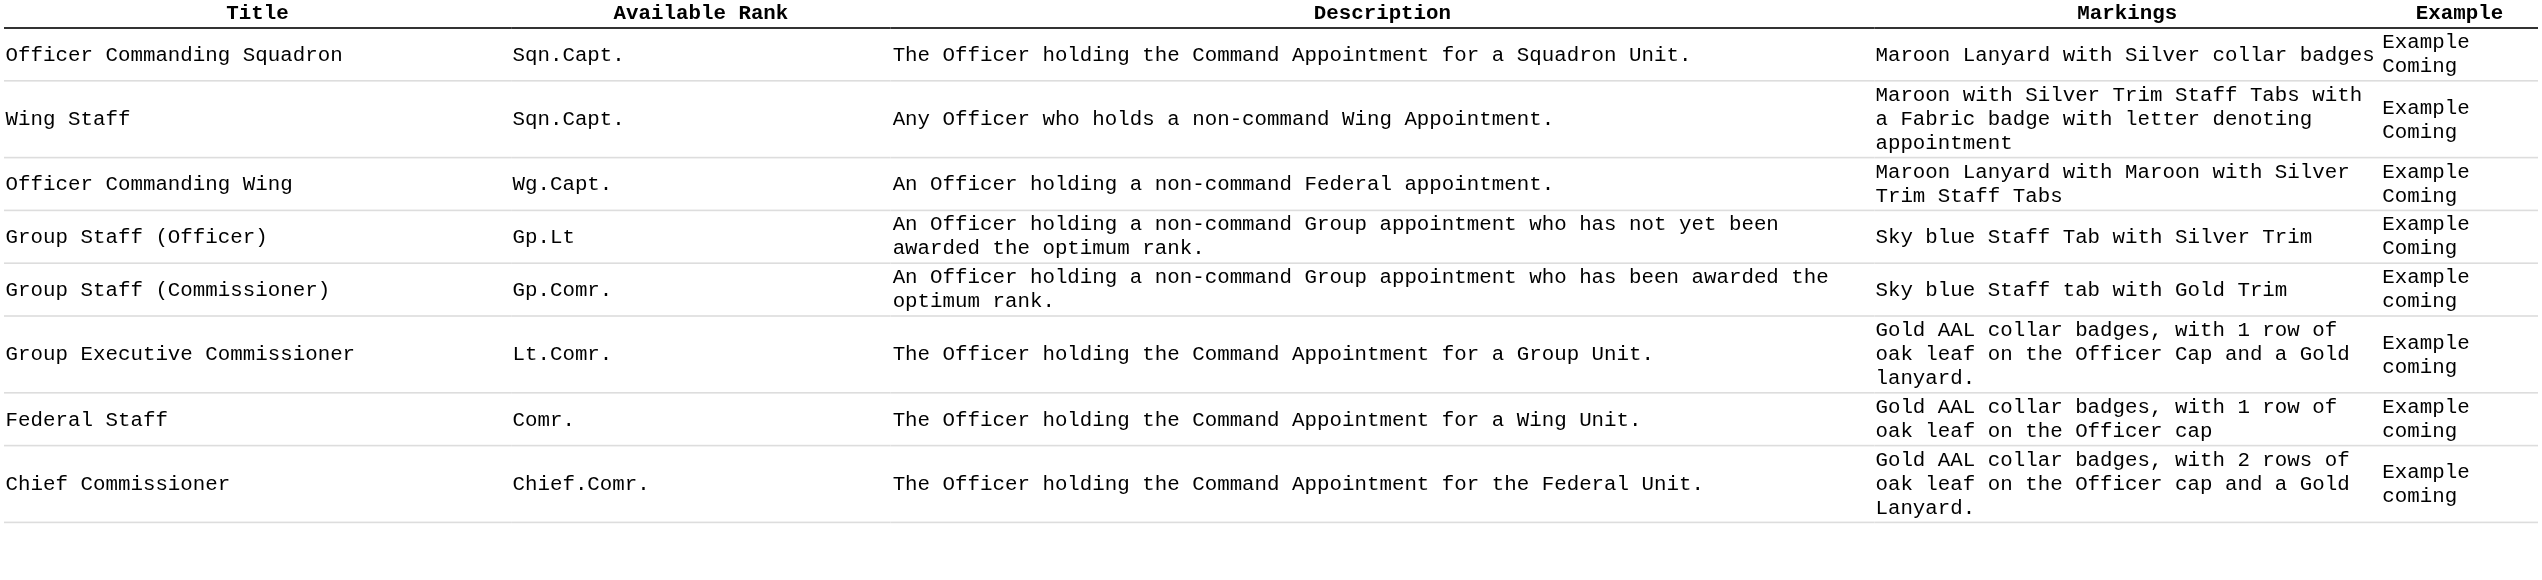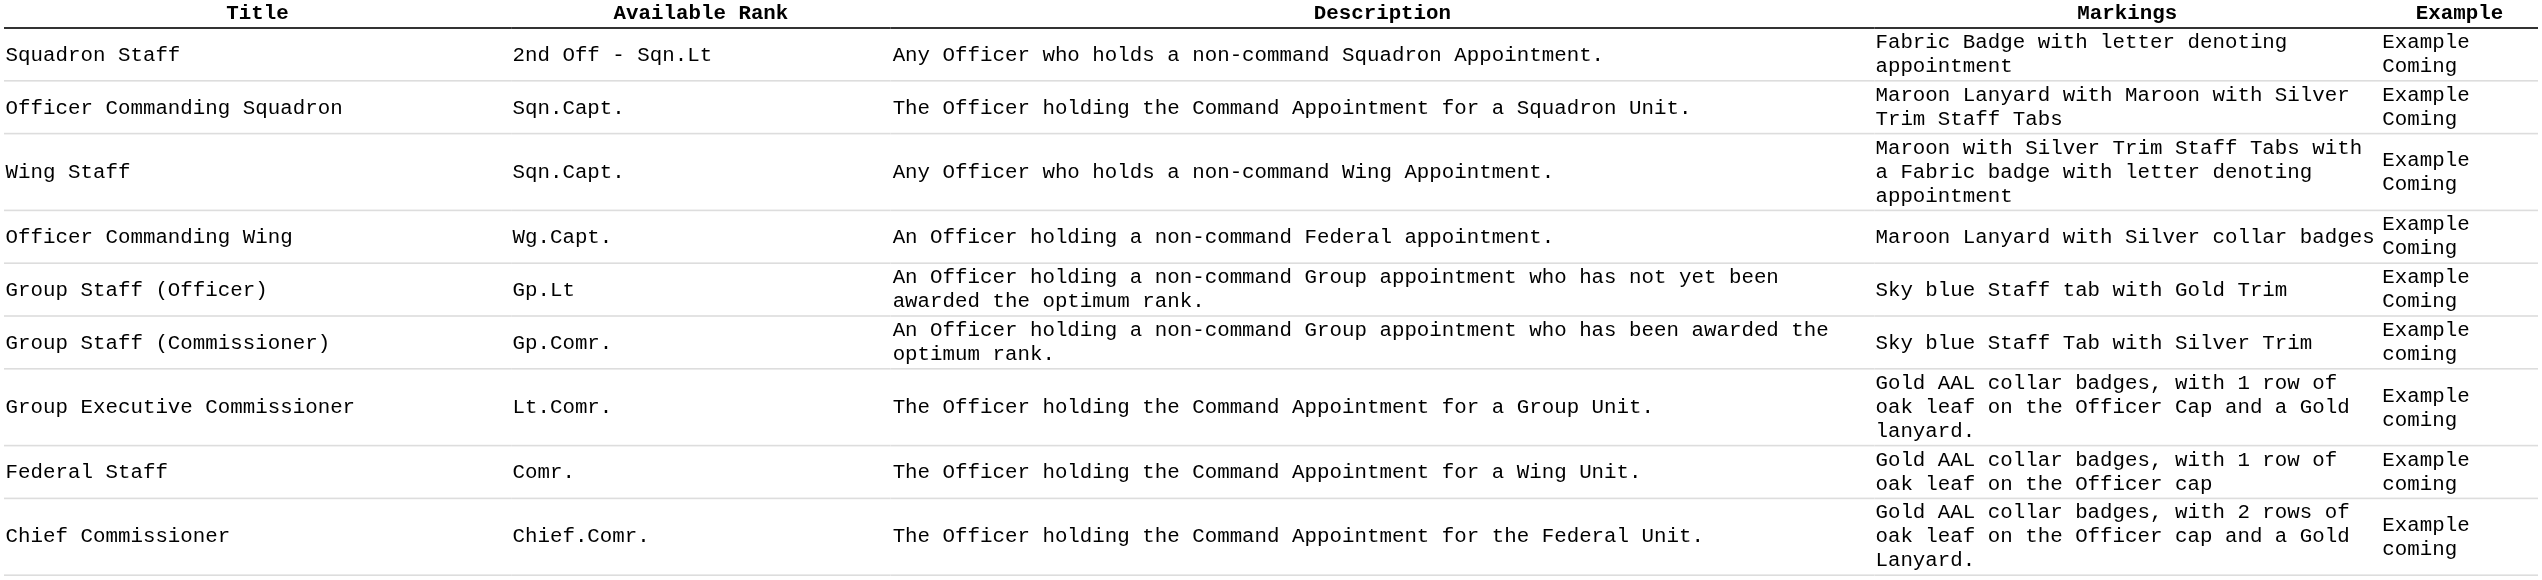+ row: (93, 54)
(2125, 54) Maroon Lanyard with Silver collar badges -> (2113, 107) Maroon Lanyard with Maroon with Silver Trim Staff Tabs
(2113, 184) Maroon Lanyard with Maroon with Silver Trim Staff Tabs -> (2125, 237) Maroon Lanyard with Silver collar badges
(2094, 237) Sky blue Staff Tab with Silver Trim -> (2081, 290) Sky blue Staff tab with Gold Trim
(2081, 290) Sky blue Staff tab with Gold Trim -> (2094, 342) Sky blue Staff Tab with Silver Trim
